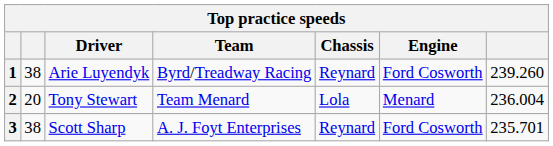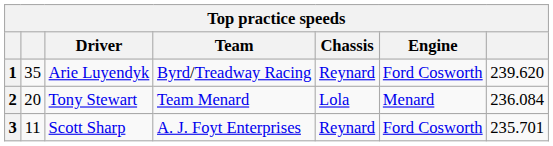(33, 72) 38 -> (33, 72) 35
(517, 72) 239.260 -> (517, 72) 239.620
(517, 100) 236.004 -> (517, 100) 236.084
(33, 127) 38 -> (33, 127) 11
